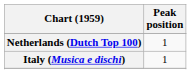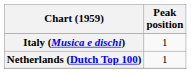rows swapped: (74, 59) <-> (74, 42)
